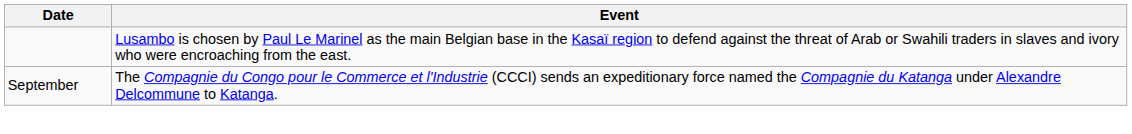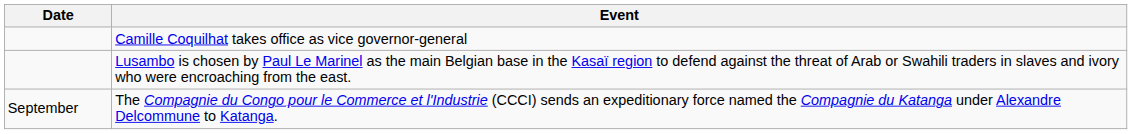+ row: (291, 38)
